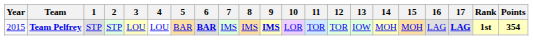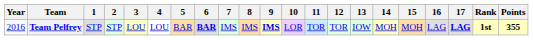(16, 26) 2015 -> (16, 26) 2016
(513, 26) 354 -> (513, 26) 355
